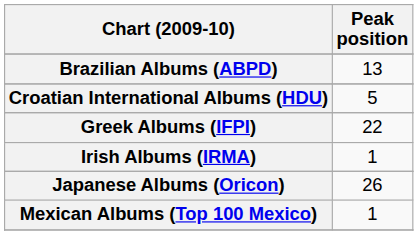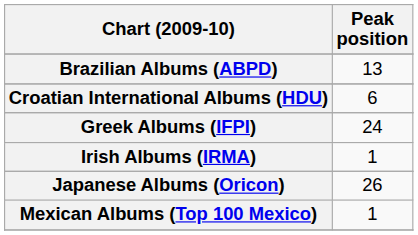(372, 98) 5 -> (372, 98) 6
(372, 127) 22 -> (372, 127) 24
